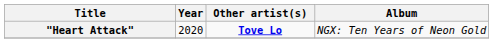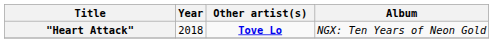(191, 30) 2020 -> (191, 30) 2018
